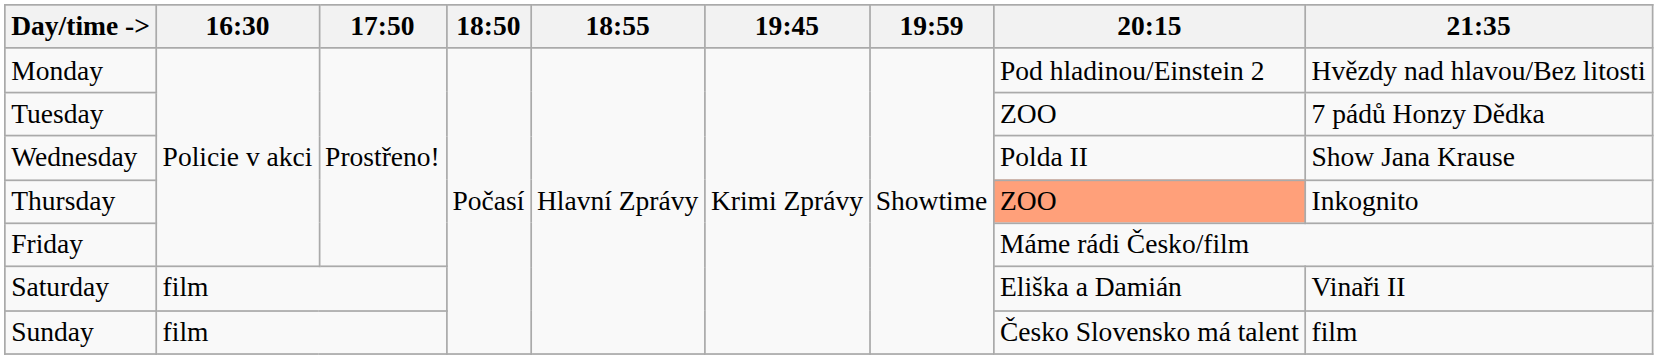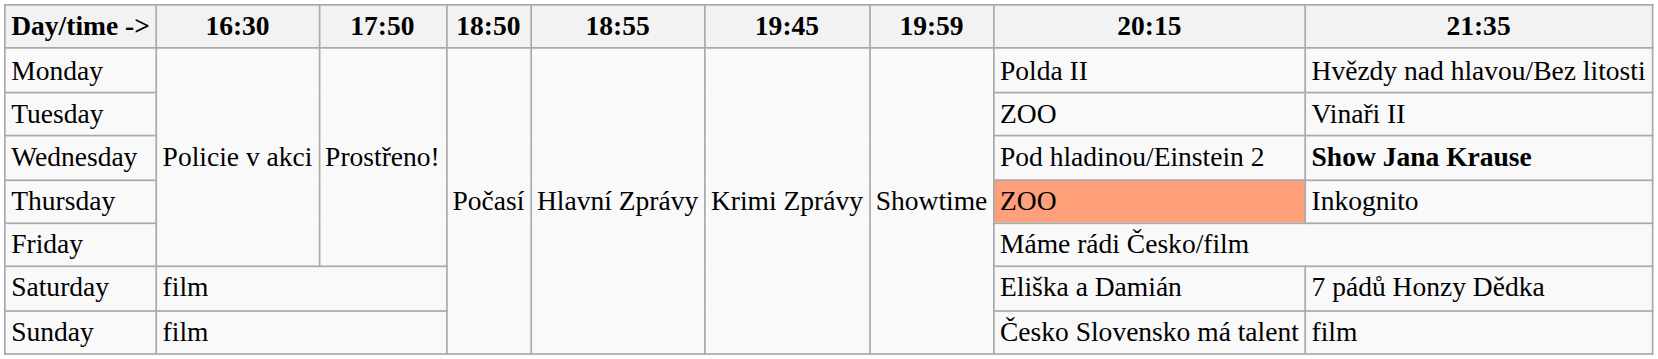(1132, 69) Pod hladinou/Einstein 2 -> (1044, 69) Polda II
(1428, 113) 7 pádů Honzy Dědka -> (1358, 113) Vinaři II
(1044, 157) Polda II -> (1132, 157) Pod hladinou/Einstein 2
(1413, 157) normal -> (1422, 157) bold
(1358, 288) Vinaři II -> (1428, 288) 7 pádů Honzy Dědka
